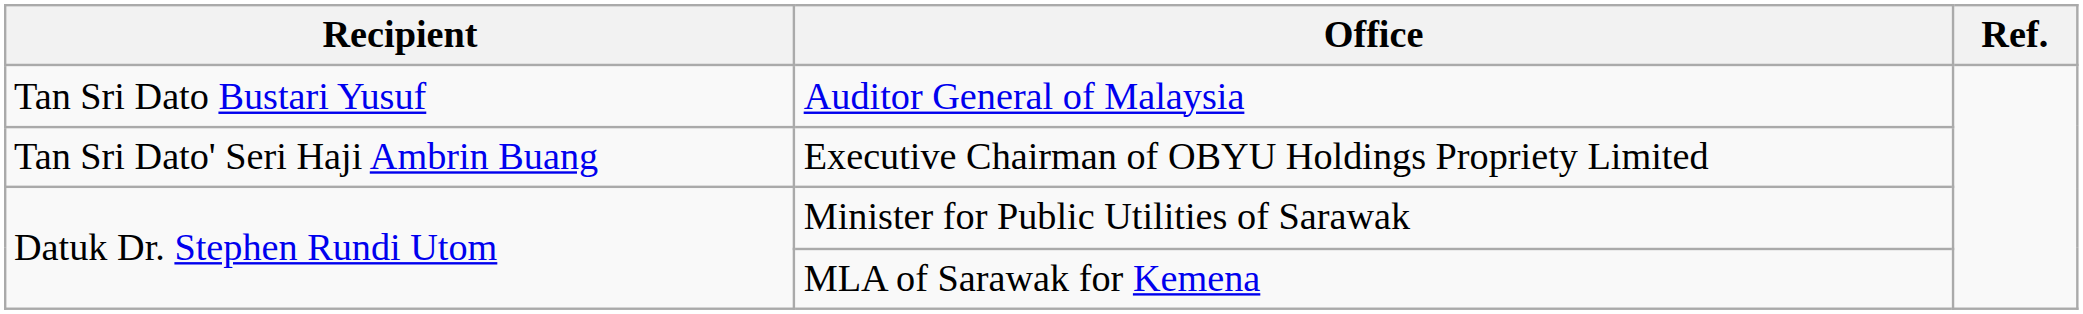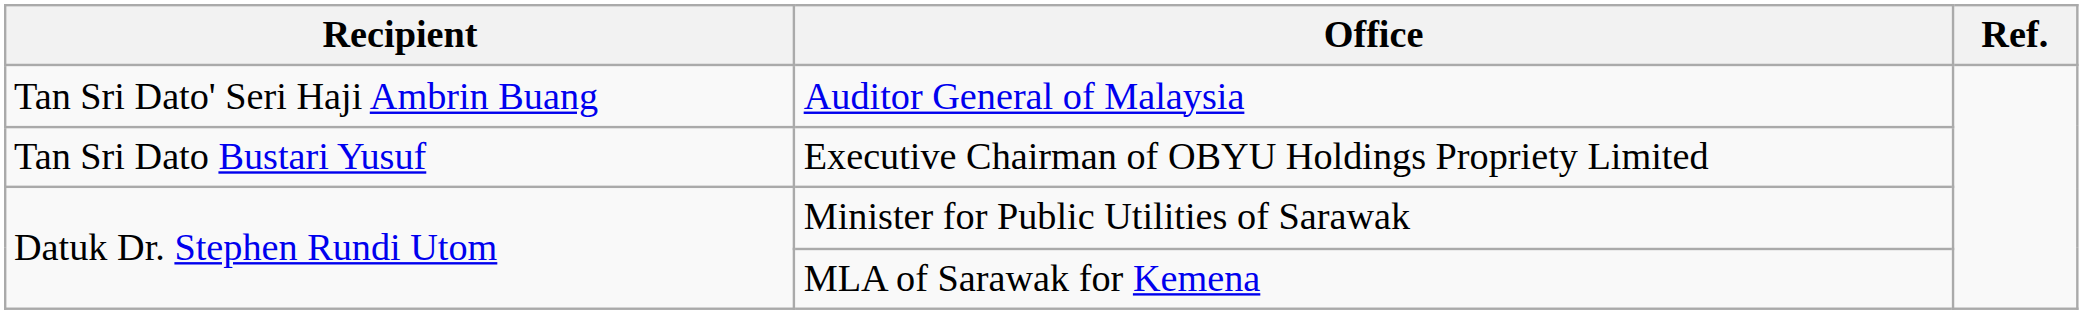(220, 95) Tan Sri Dato Bustari Yusuf -> (306, 95) Tan Sri Dato' Seri Haji Ambrin Buang
(306, 156) Tan Sri Dato' Seri Haji Ambrin Buang -> (220, 156) Tan Sri Dato Bustari Yusuf
